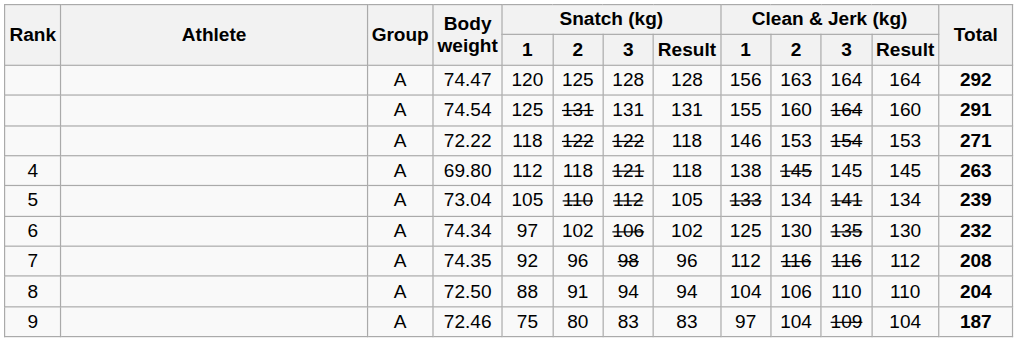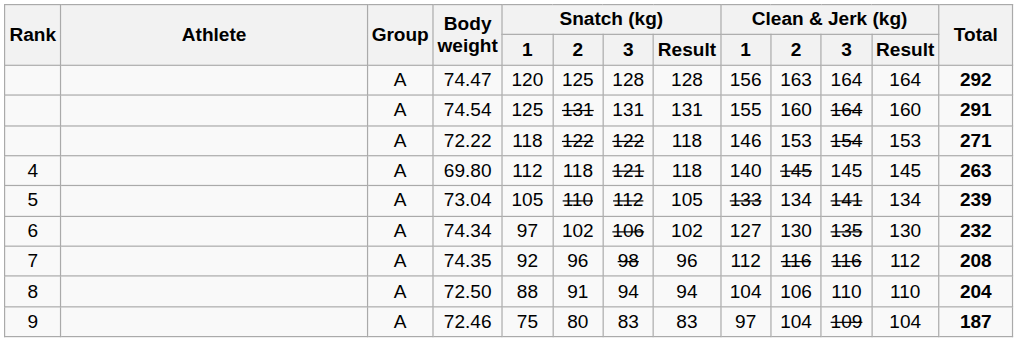(746, 170) 138 -> (746, 170) 140
(746, 230) 125 -> (746, 230) 127
